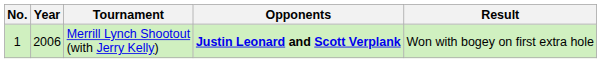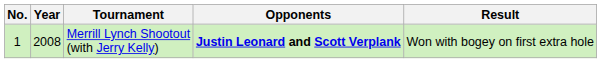(47, 41) 2006 -> (47, 41) 2008
